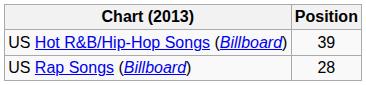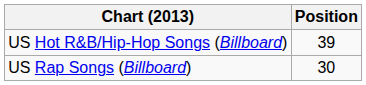(326, 67) 28 -> (326, 67) 30
